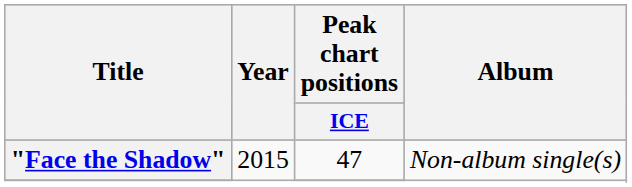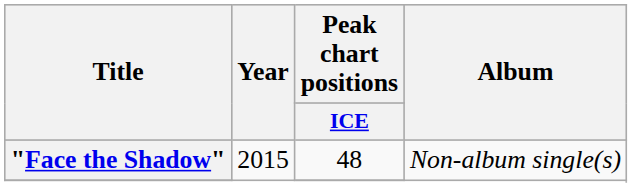(349, 159) 47 -> (349, 159) 48
